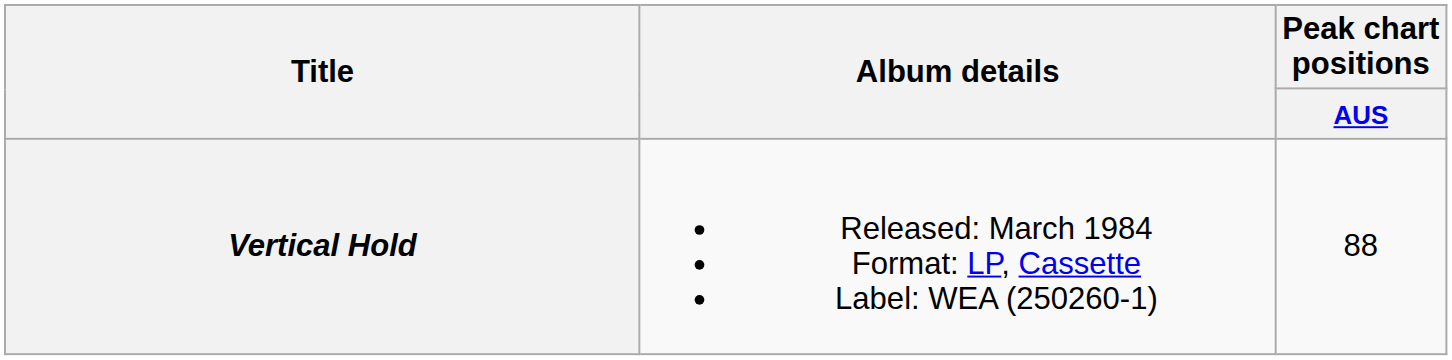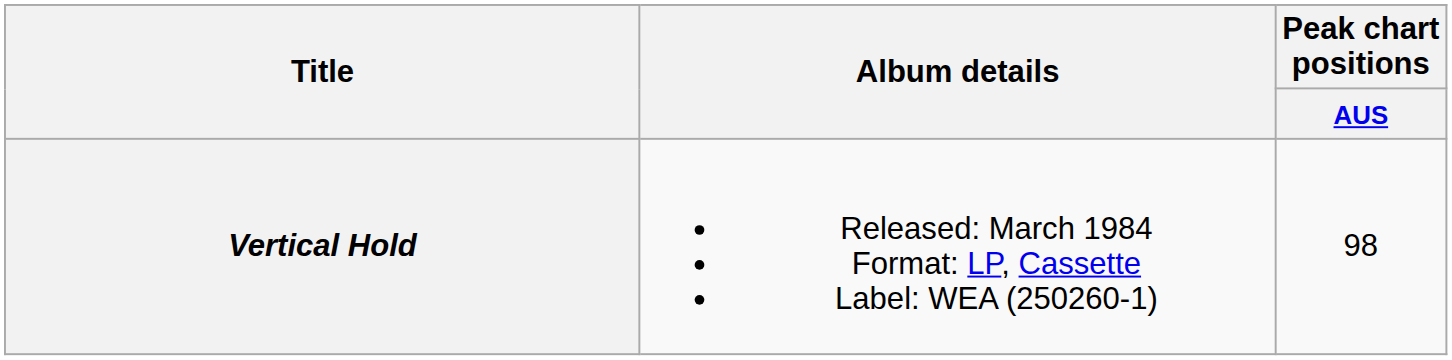(1361, 245) 88 -> (1361, 245) 98
